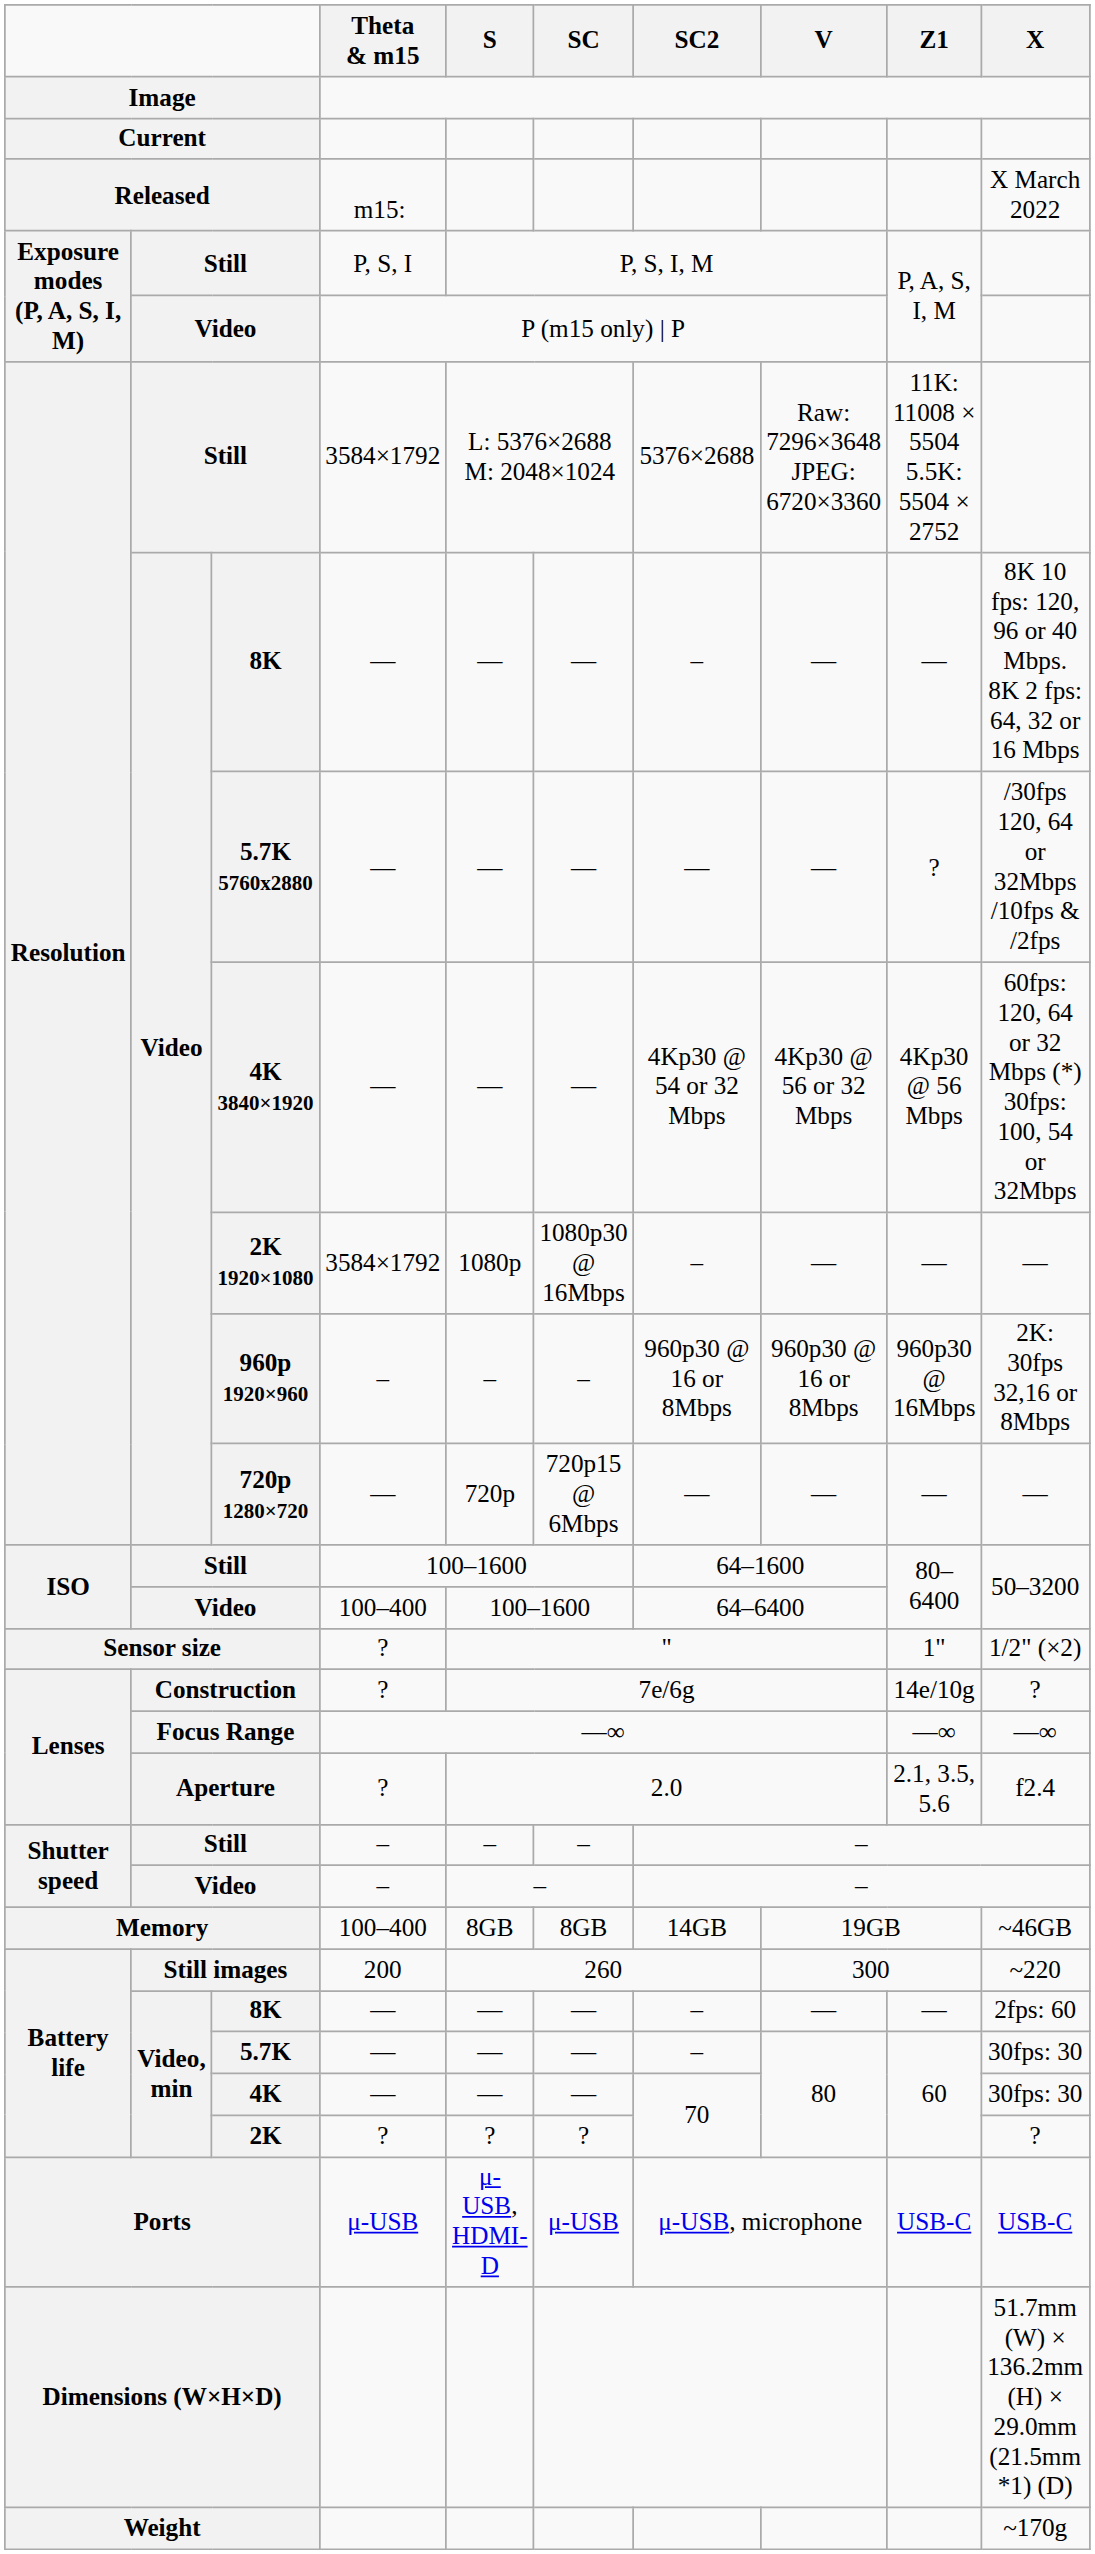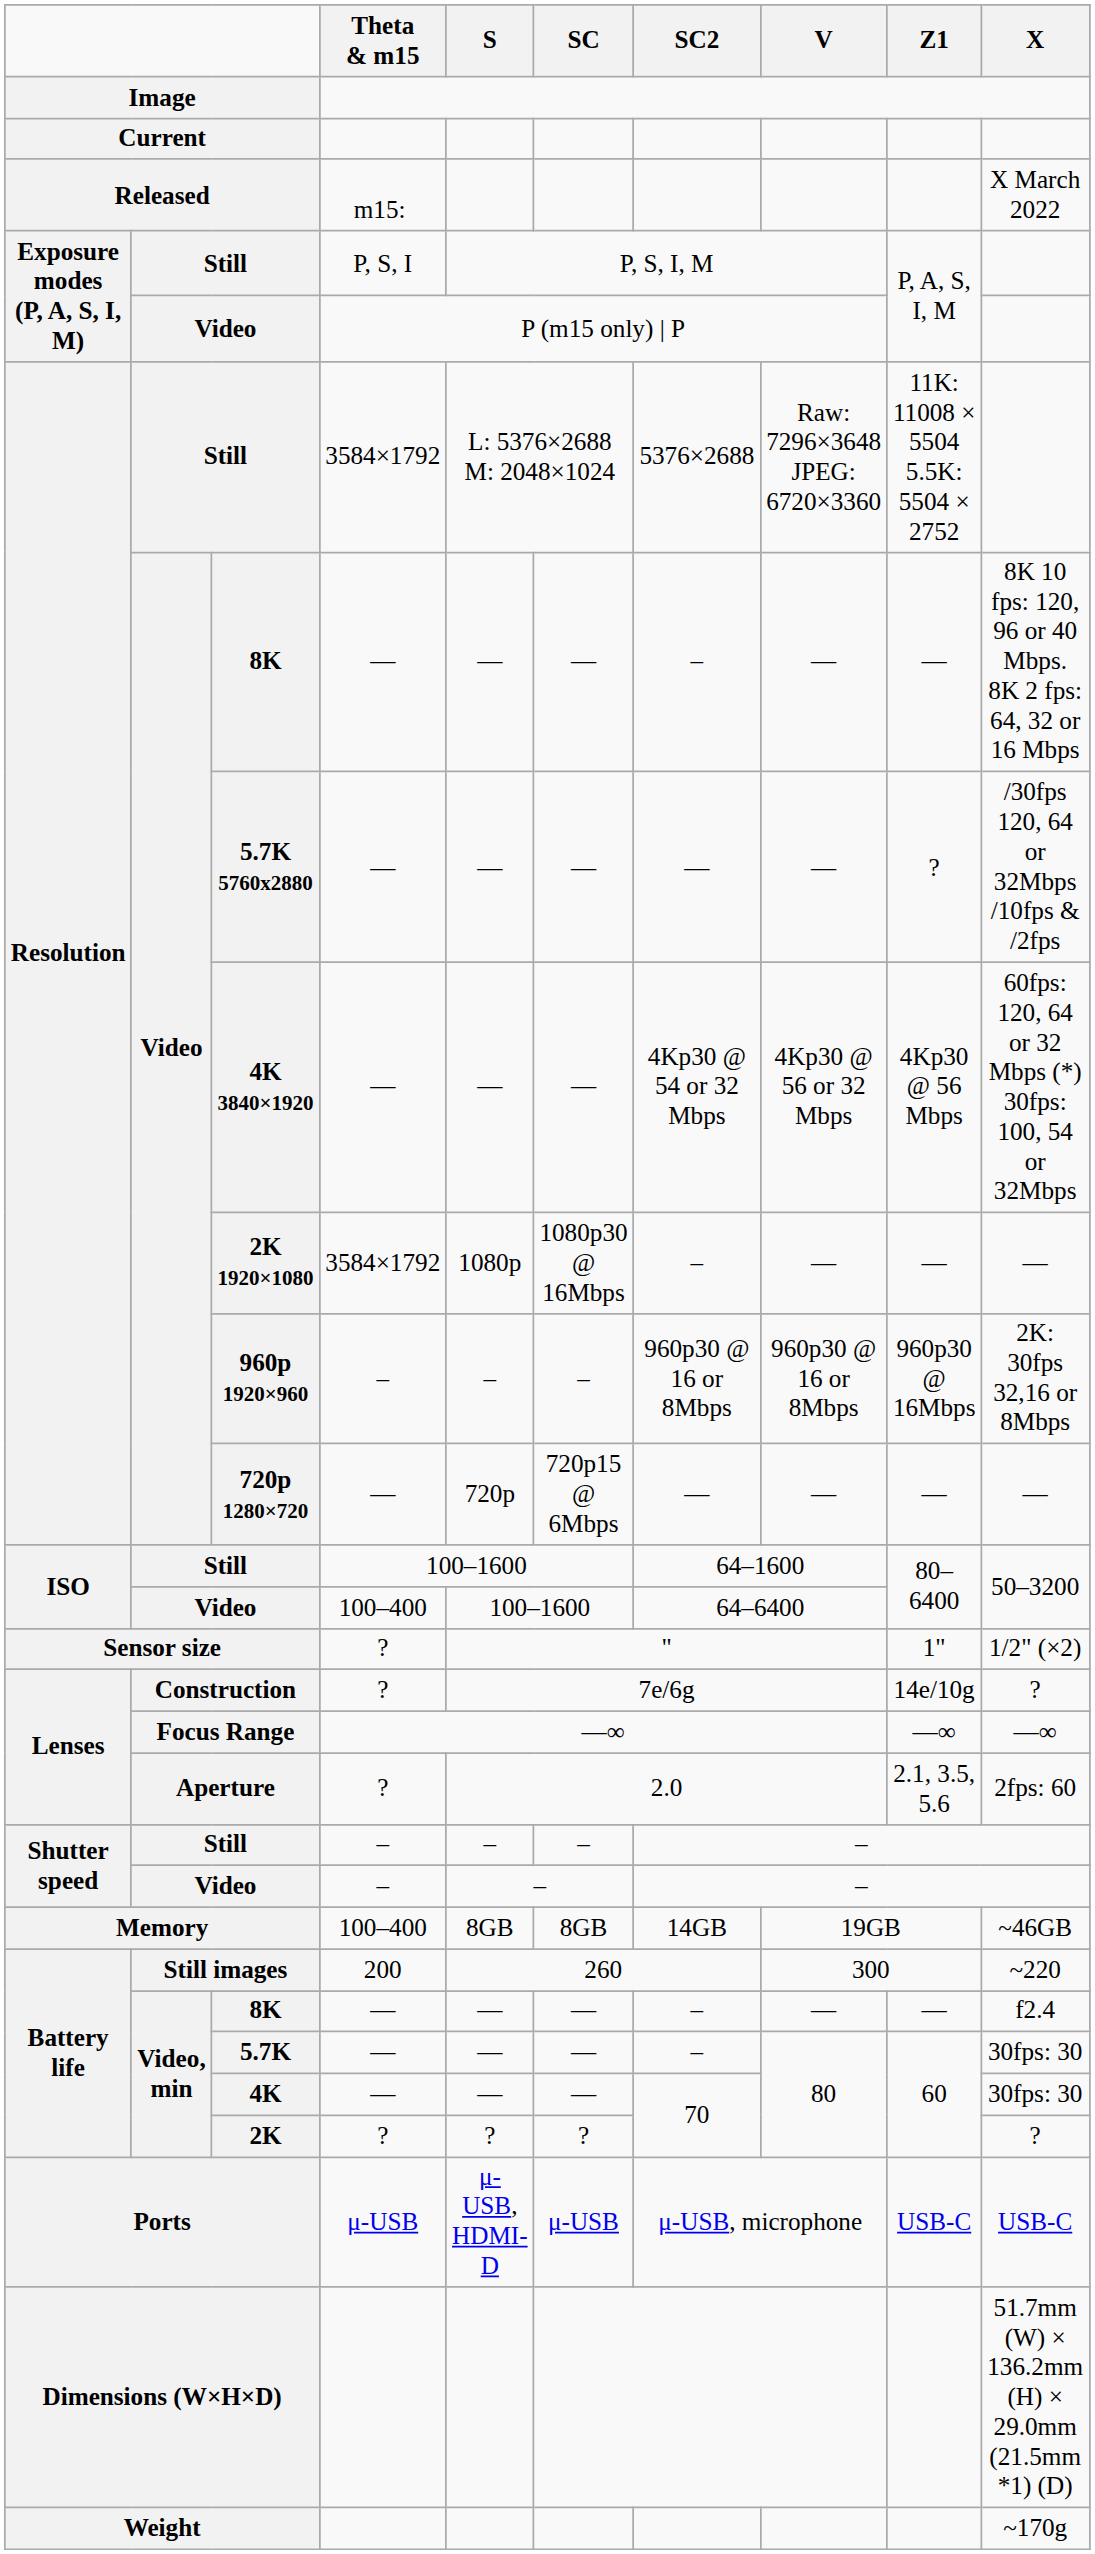(1035, 1788) f2.4 -> (1035, 1788) 2fps: 60
(1035, 2011) 2fps: 60 -> (1035, 2011) f2.4
